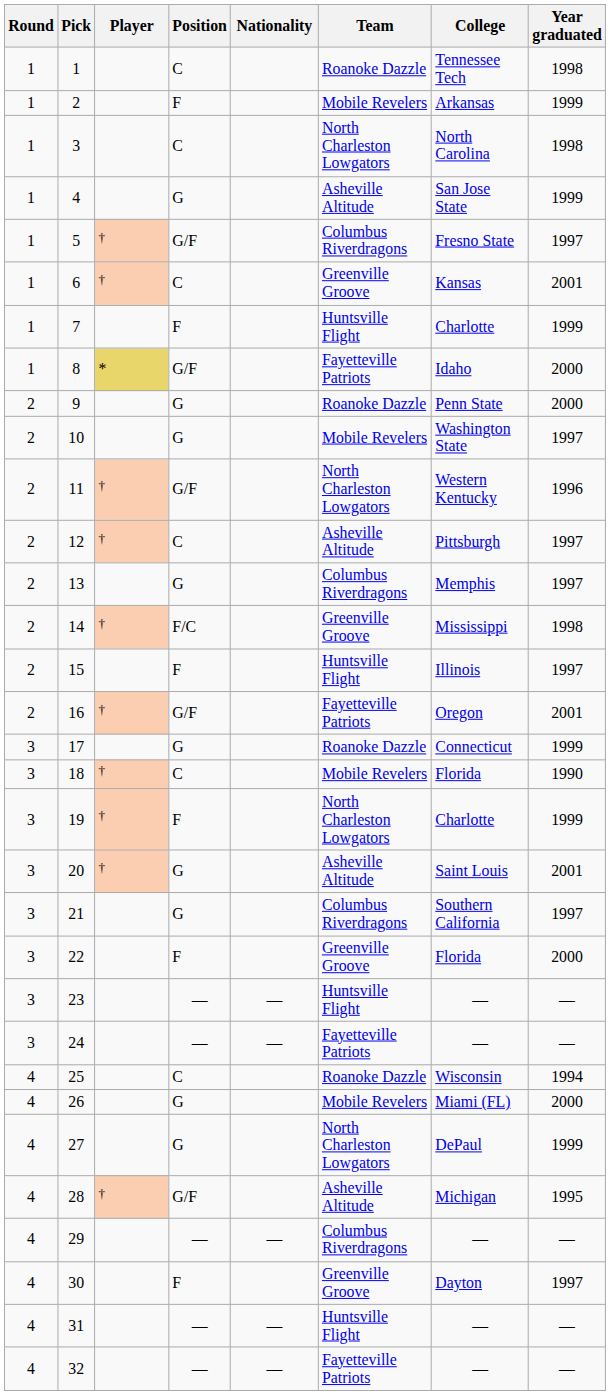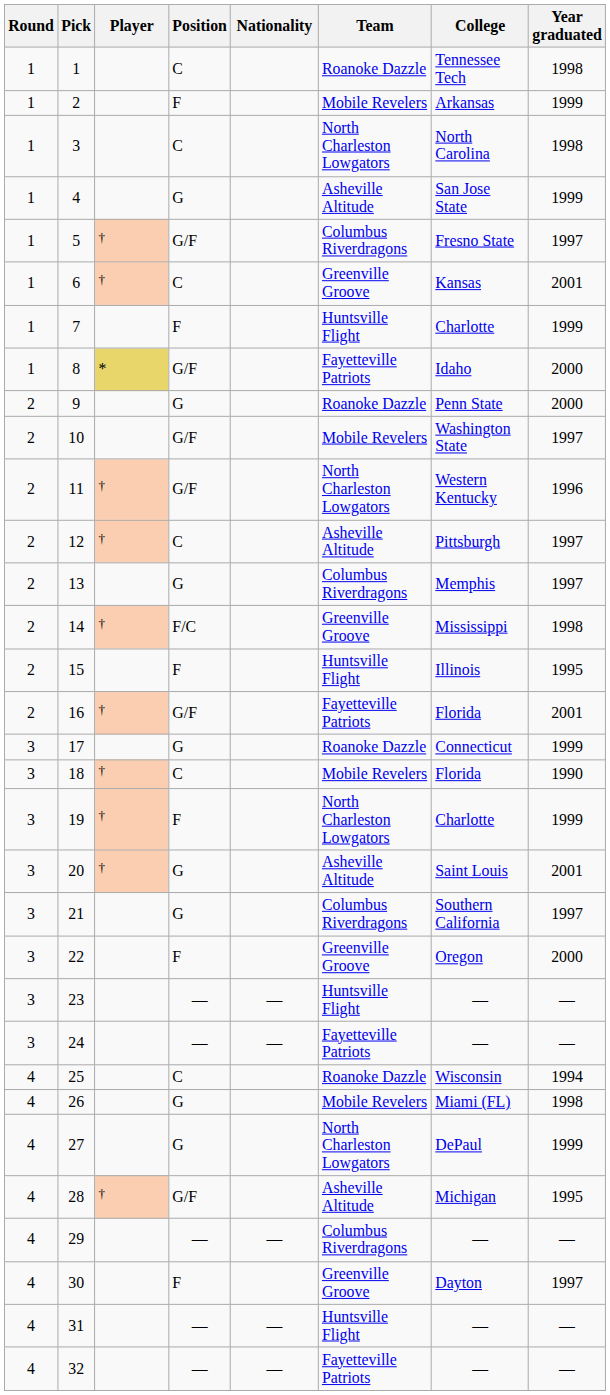(178, 437) G -> (185, 437) G/F
(567, 670) 1997 -> (567, 670) 1995
(459, 713) Oregon -> (458, 713) Florida
(458, 957) Florida -> (459, 957) Oregon
(567, 1102) 2000 -> (567, 1102) 1998
